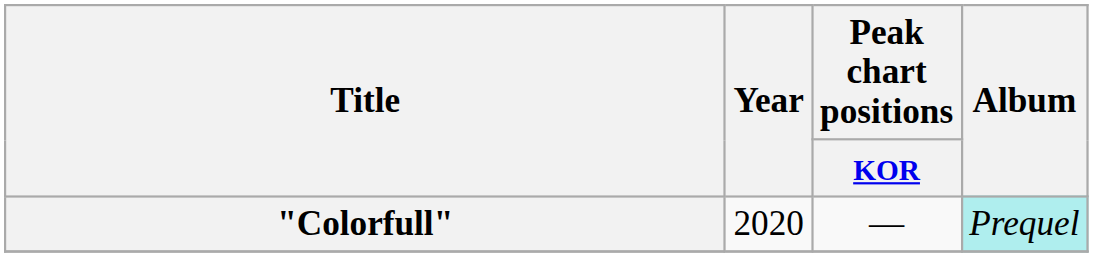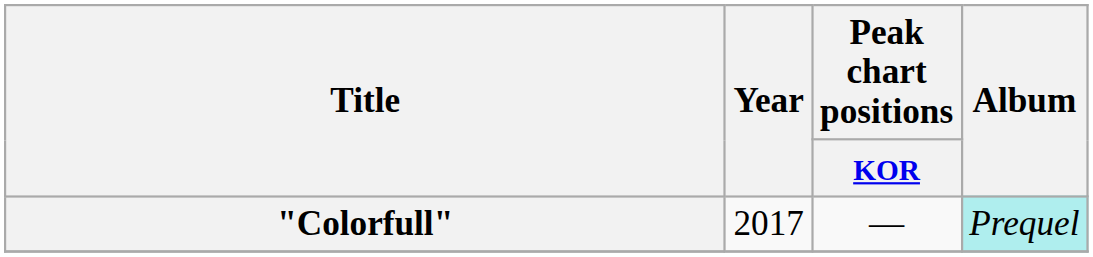(769, 223) 2020 -> (769, 223) 2017
